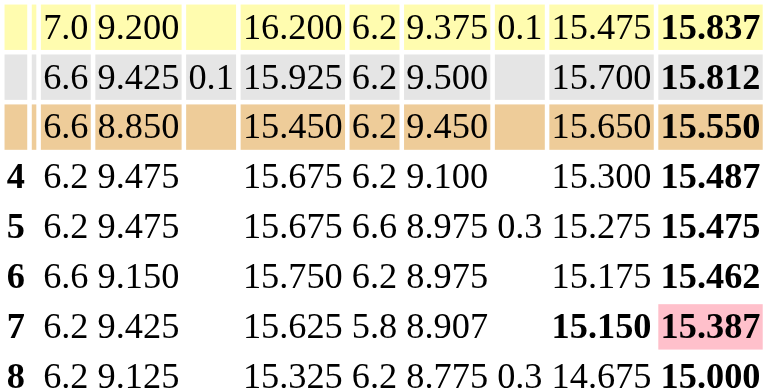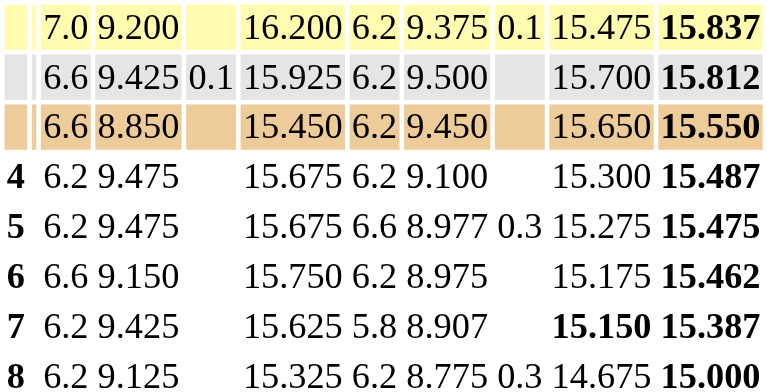(447, 226) 8.975 -> (447, 226) 8.977
(711, 326) pink background -> (711, 326) no background
